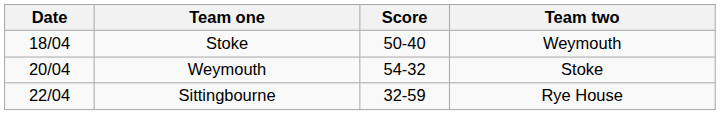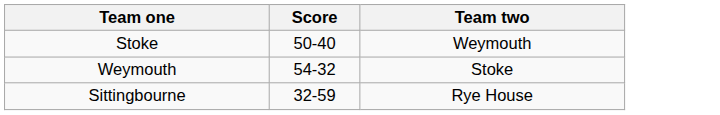- column: (50, 17)
